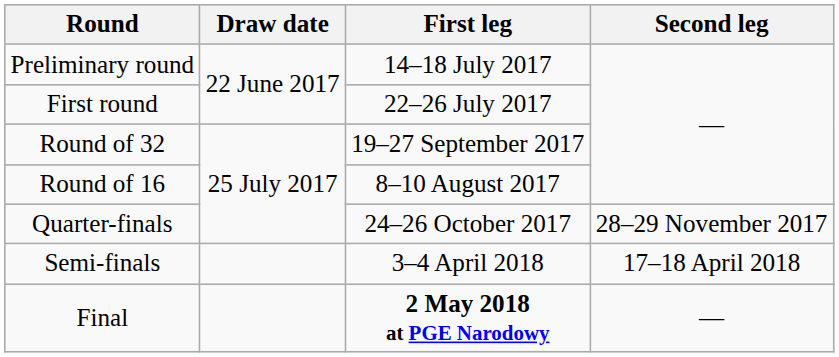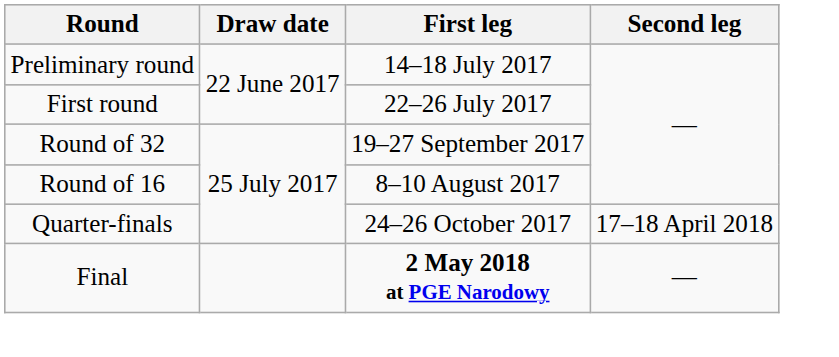(712, 223) 28–29 November 2017 -> (684, 223) 17–18 April 2018
- row: (102, 263)
